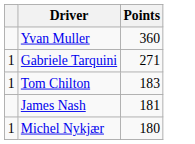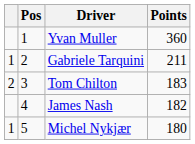+ column: (31, 15)
(150, 61) 271 -> (177, 61) 211
(11, 83) 1 -> (11, 83) 2
(150, 106) 181 -> (177, 106) 182
